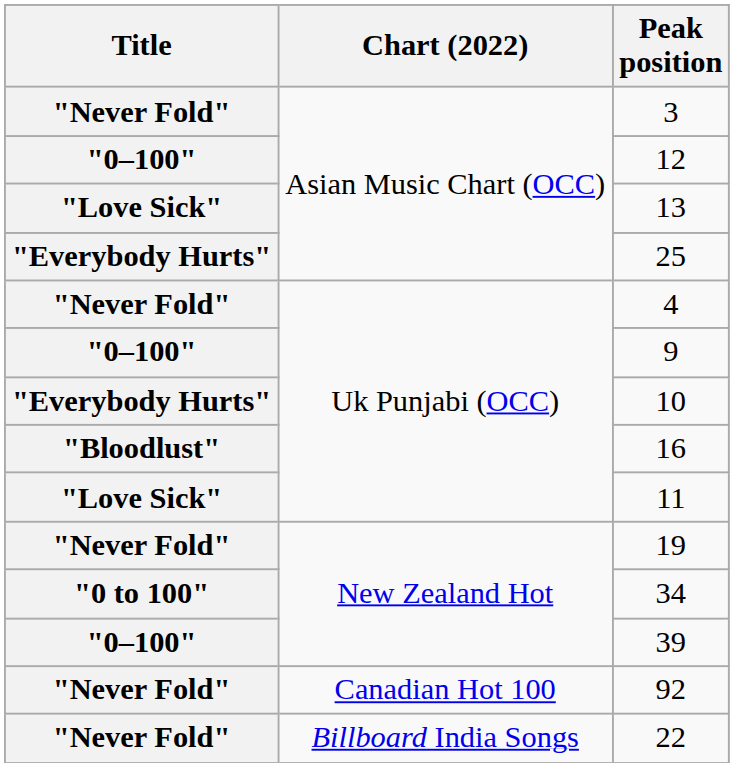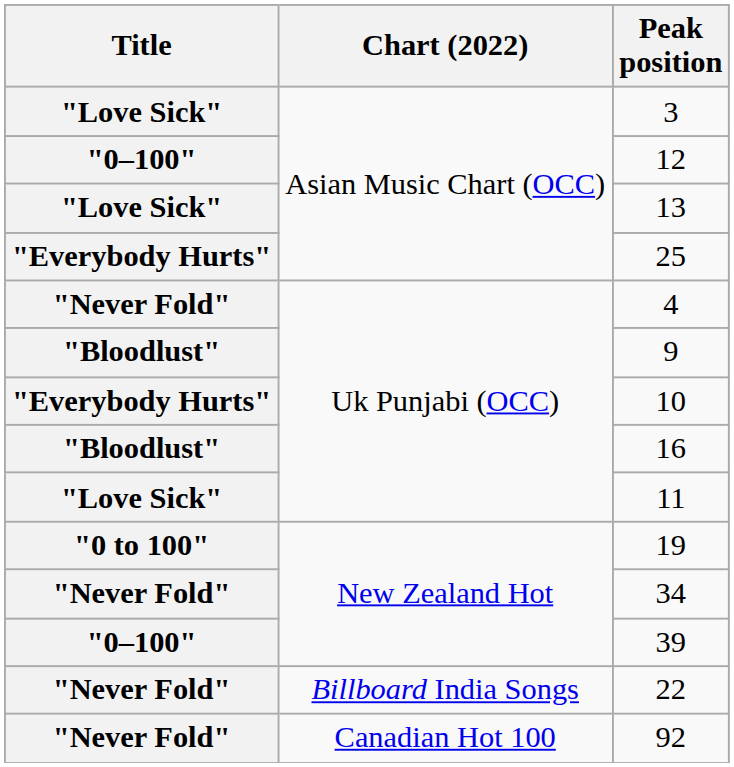(142, 111) "Never Fold" -> (142, 111) "Love Sick"
(142, 352) "0–100" -> (142, 352) "Bloodlust"
(142, 544) "Never Fold" -> (142, 544) "0 to 100"
(142, 593) "0 to 100" -> (142, 593) "Never Fold"
rows swapped: (671, 737) <-> (671, 689)
